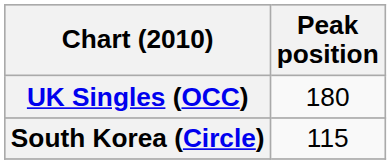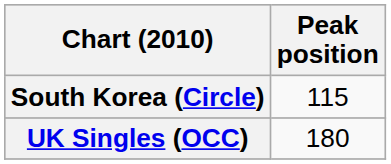rows swapped: (138, 138) <-> (138, 96)
